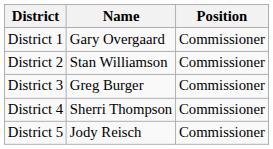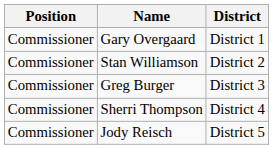columns swapped: (222, 16) <-> (35, 16)
